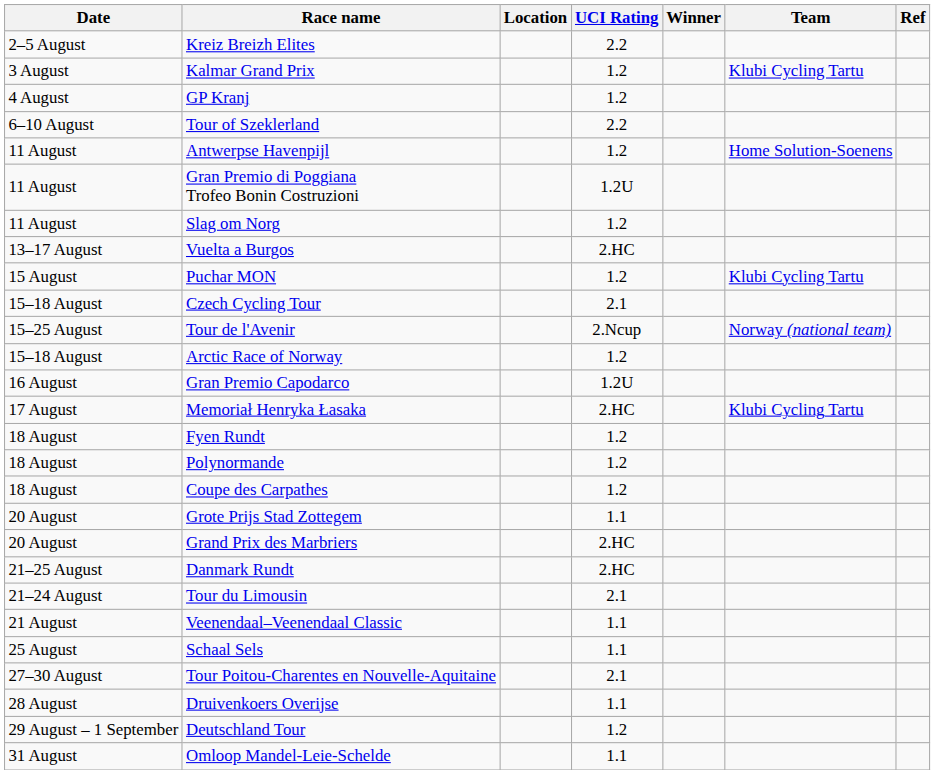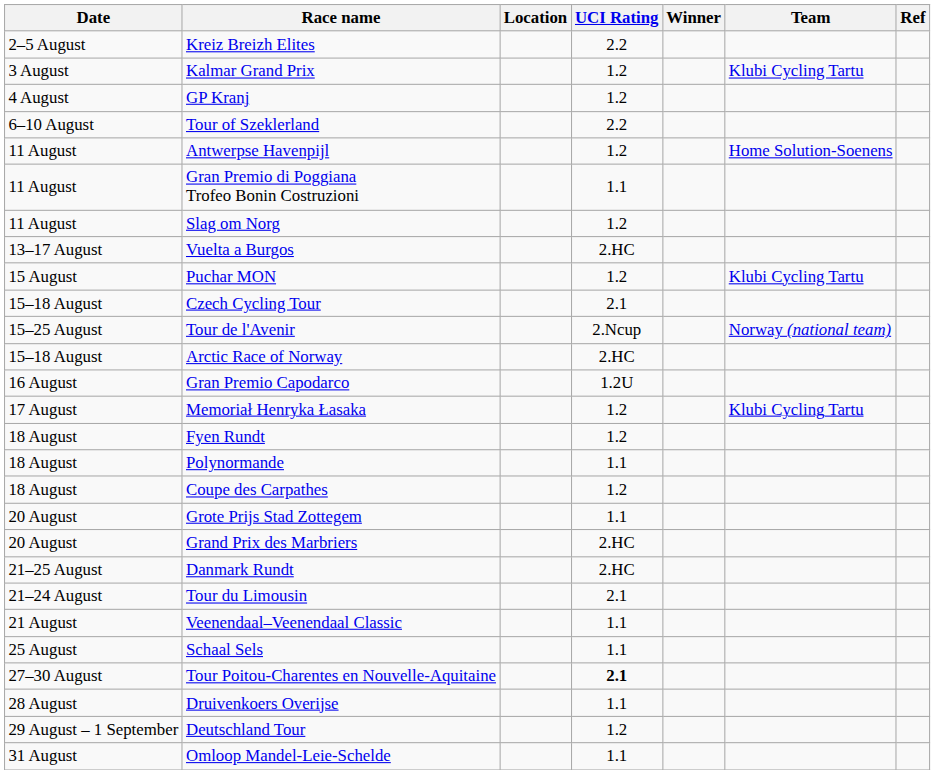(617, 187) 1.2U -> (617, 187) 1.1
(617, 356) 1.2 -> (617, 356) 2.HC
(617, 409) 2.HC -> (617, 409) 1.2
(617, 463) 1.2 -> (617, 463) 1.1
(617, 676) normal -> (617, 676) bold
